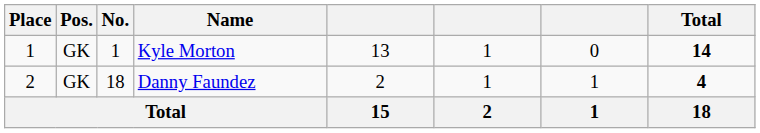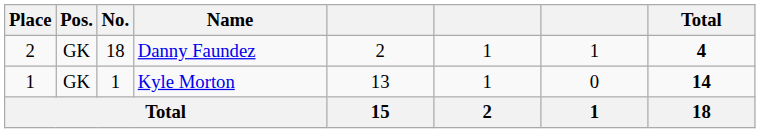rows swapped: (186, 50) <-> (197, 81)
